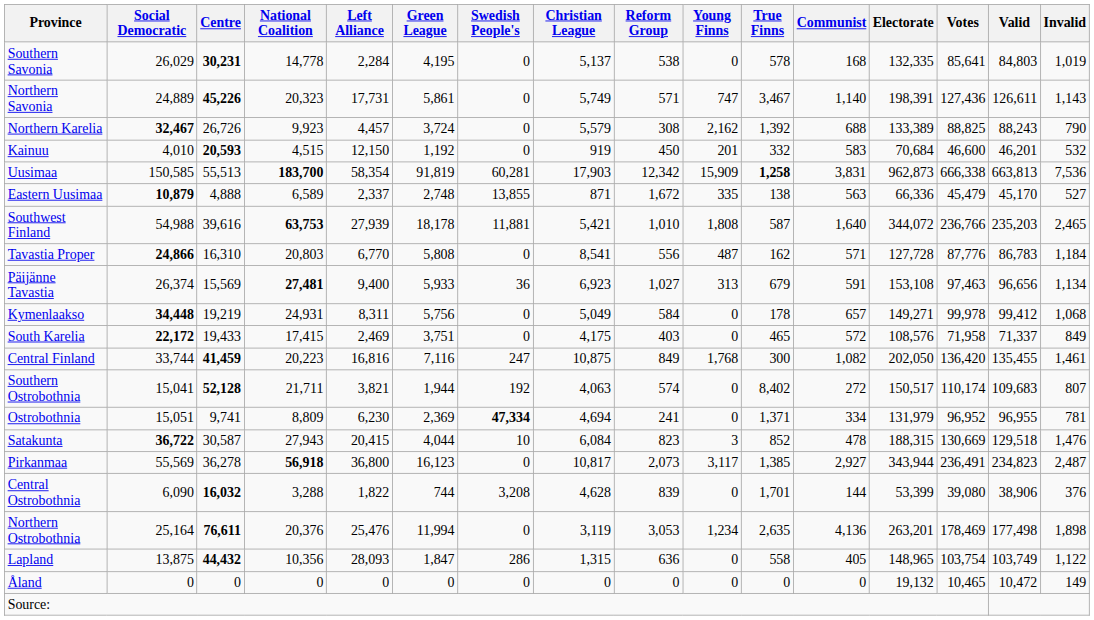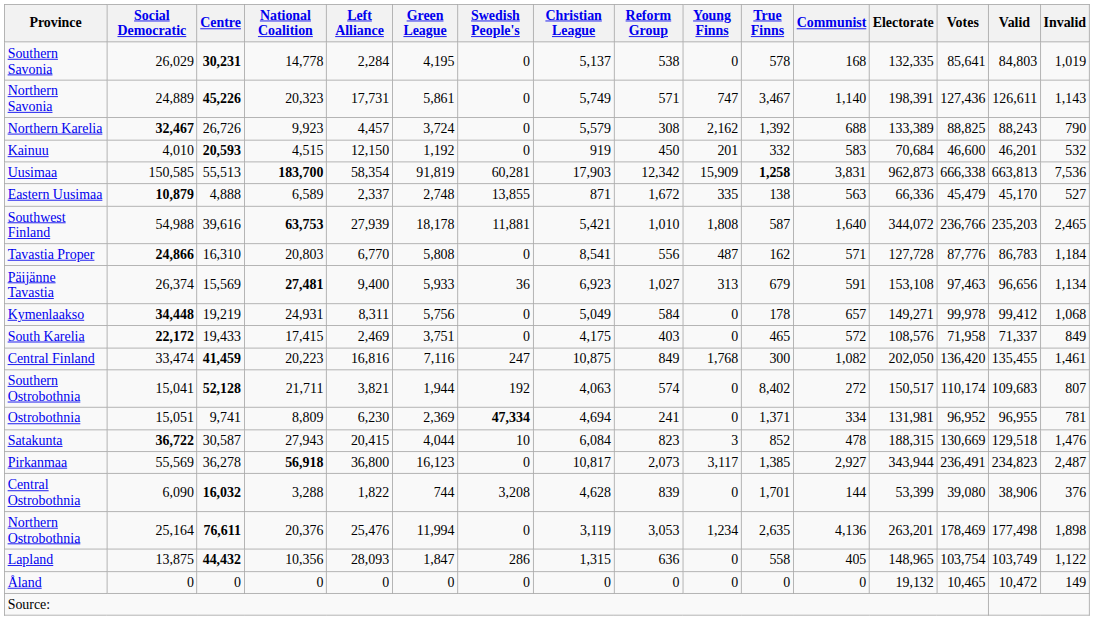(175, 358) 33,744 -> (175, 358) 33,474
(911, 418) 131,979 -> (911, 418) 131,981
